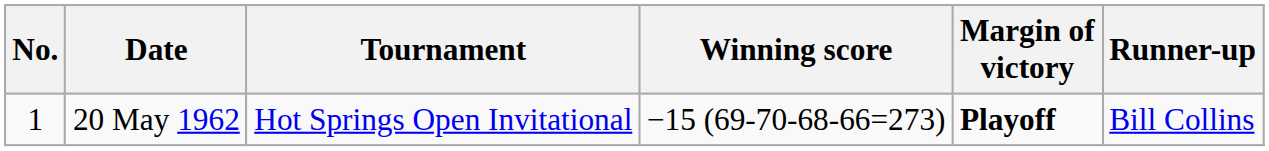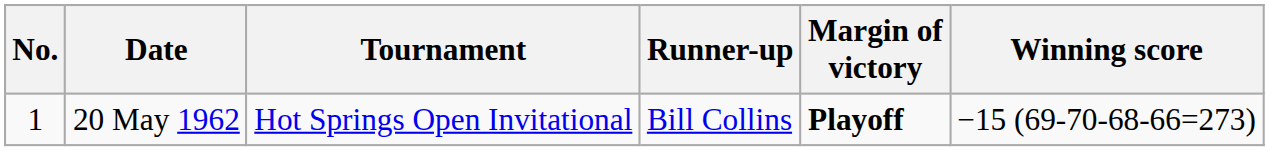columns swapped: (796, 49) <-> (1183, 49)
